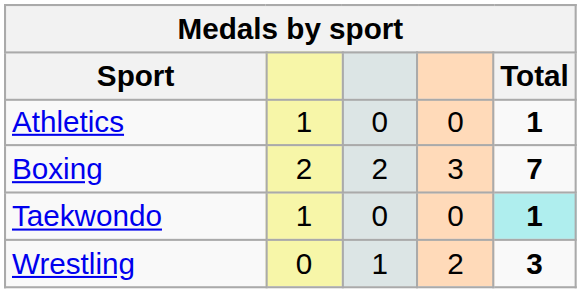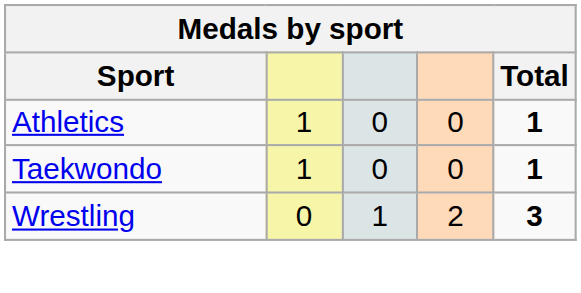- row: (57, 169)
(534, 216) paleturquoise background -> (534, 169) no background
